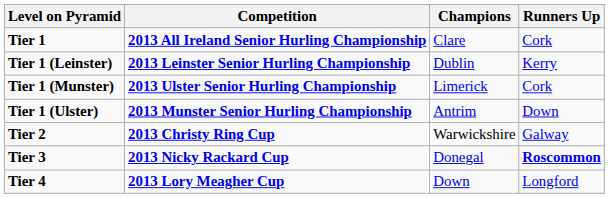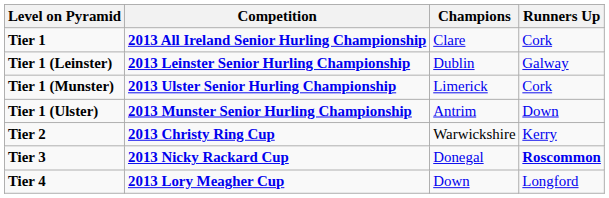(540, 63) Kerry -> (545, 63) Galway
(545, 134) Galway -> (540, 134) Kerry
